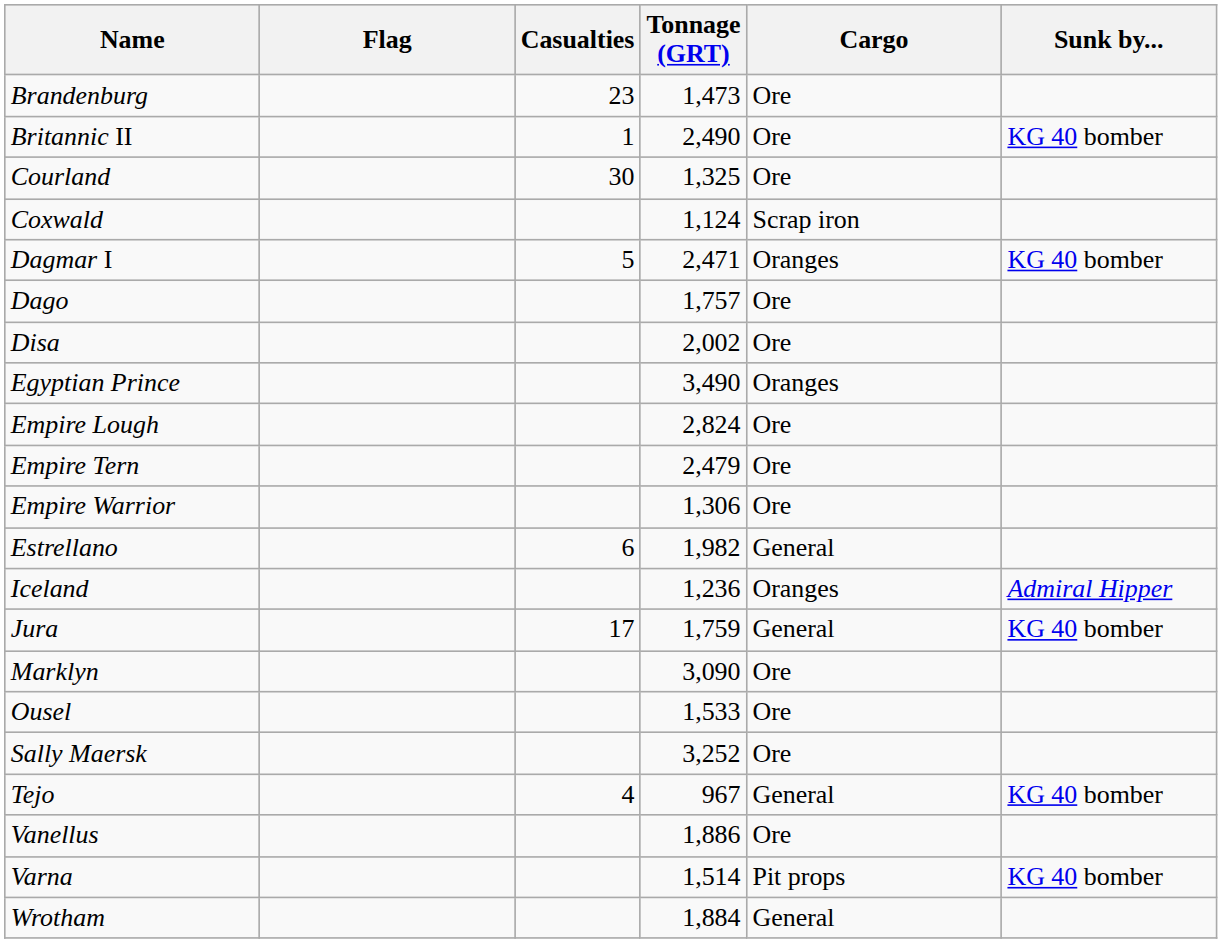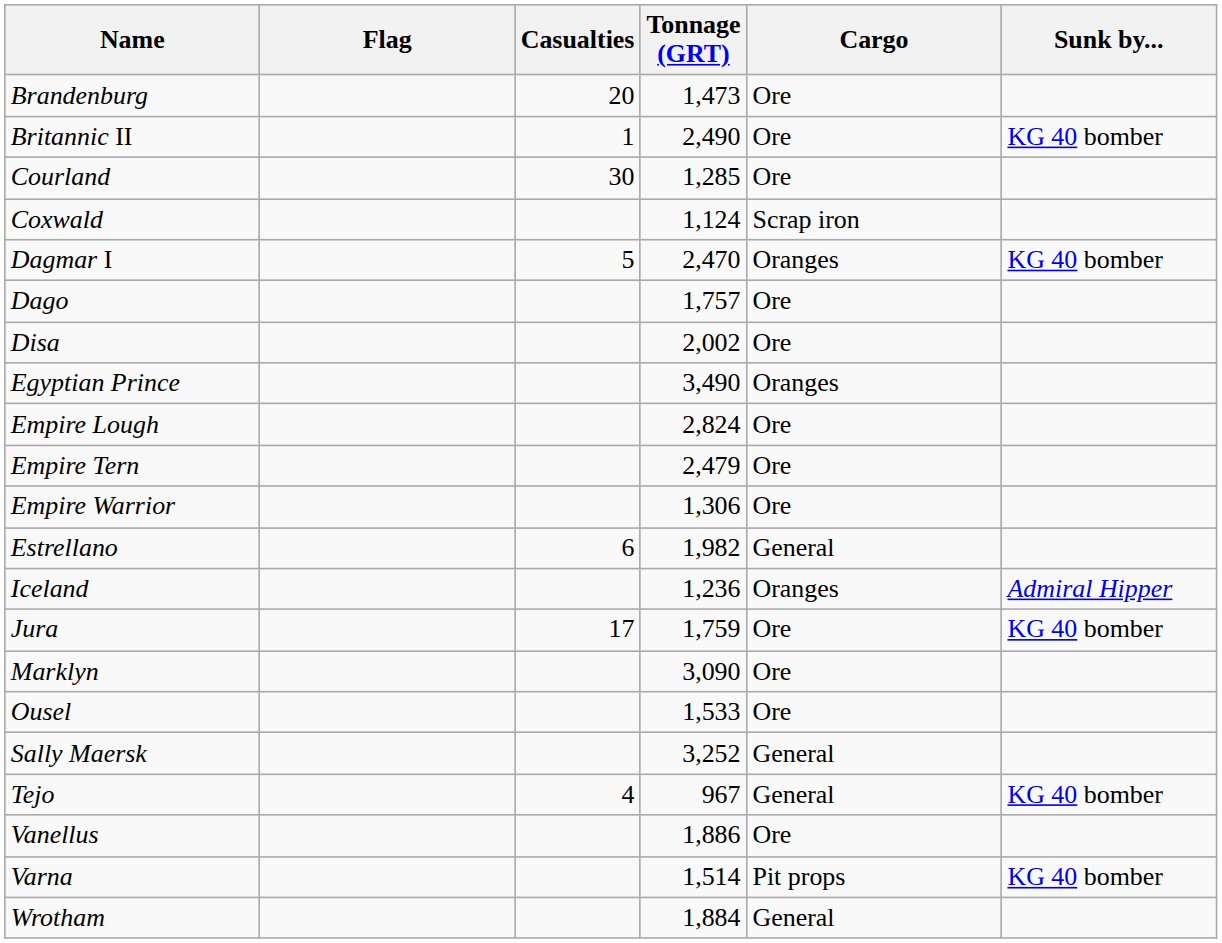(621, 95) 23 -> (621, 95) 20
(711, 177) 1,325 -> (711, 177) 1,285
(711, 259) 2,471 -> (711, 259) 2,470
(794, 629) General -> (772, 629) Ore
(772, 753) Ore -> (794, 753) General
